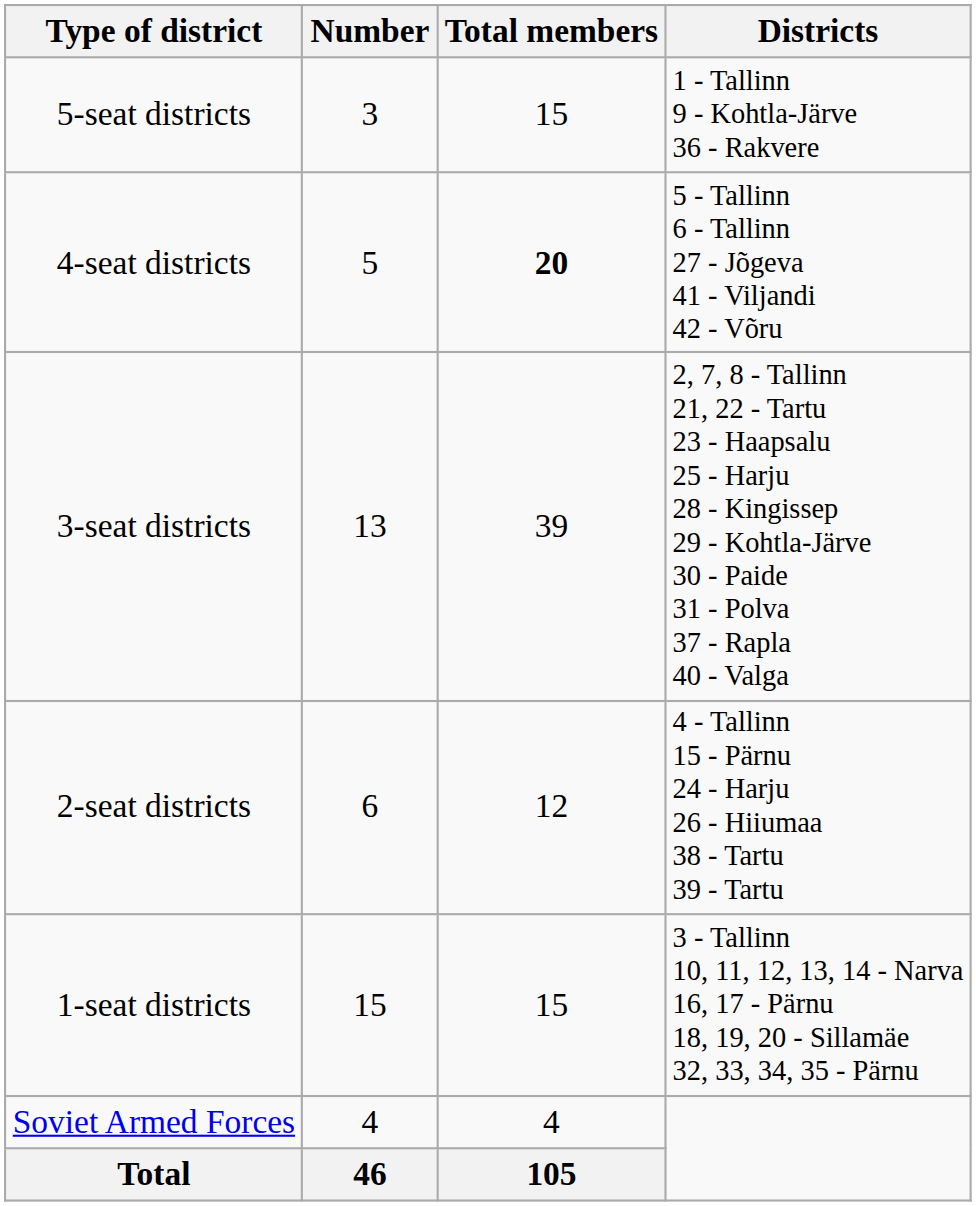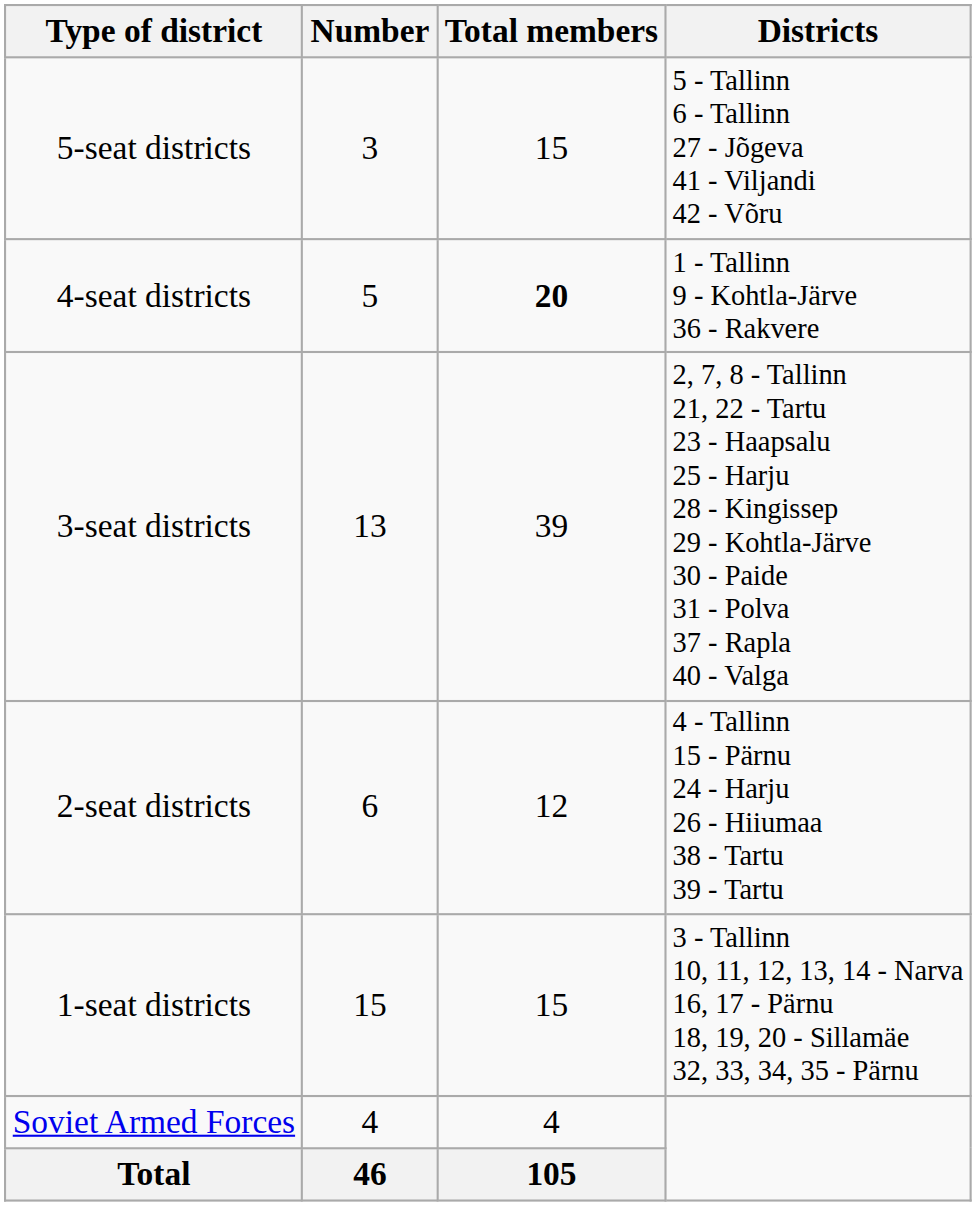(765, 114) 1 - Tallinn 9 - Kohtla-Järve 36 - Rakvere -> (744, 147) 5 - Tallinn 6 - Tallinn 27 - Jõgeva 41 - Viljandi 42 - Võru
(744, 261) 5 - Tallinn 6 - Tallinn 27 - Jõgeva 41 - Viljandi 42 - Võru -> (765, 295) 1 - Tallinn 9 - Kohtla-Järve 36 - Rakvere
